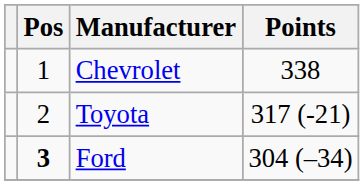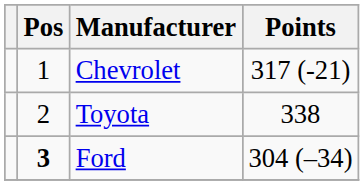(300, 70) 338 -> (300, 70) 317 (-21)
(300, 114) 317 (-21) -> (300, 114) 338
